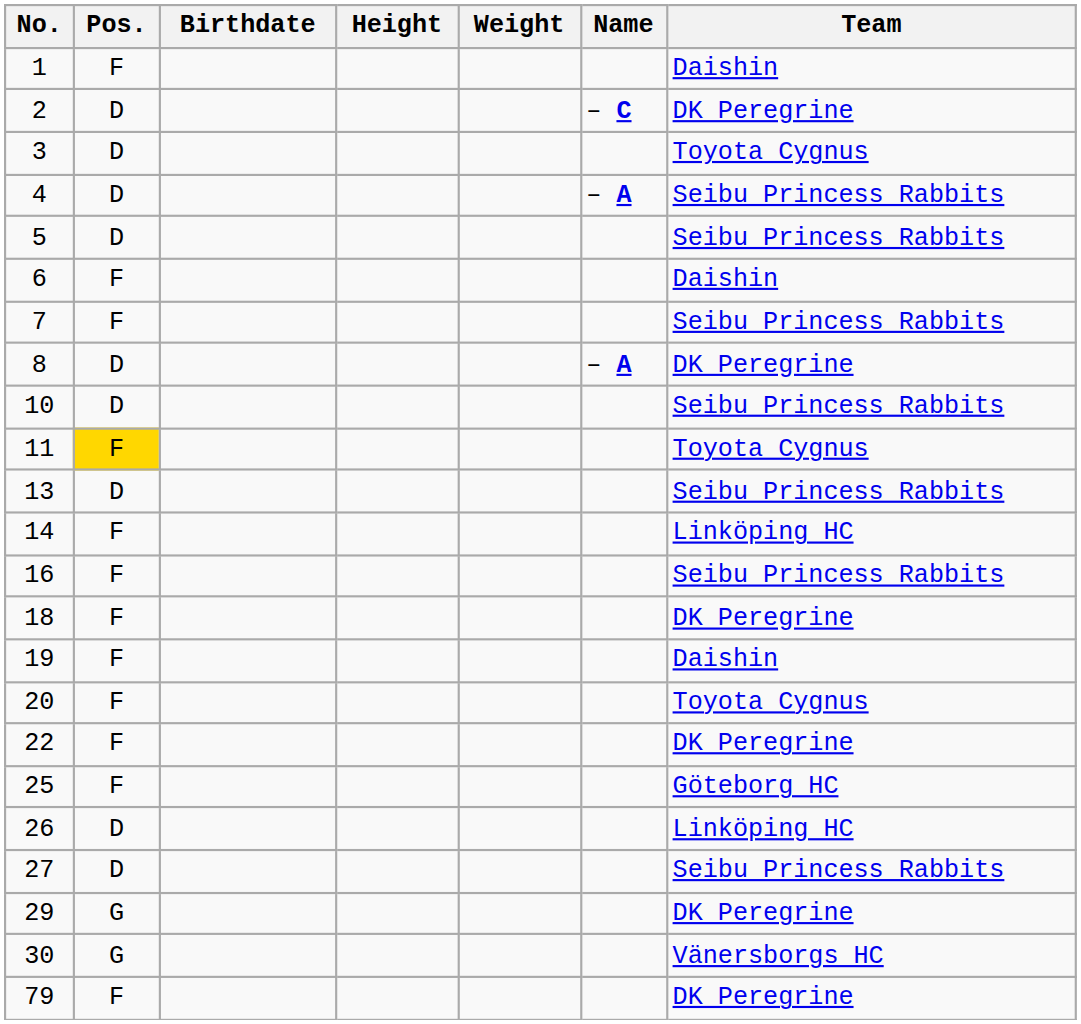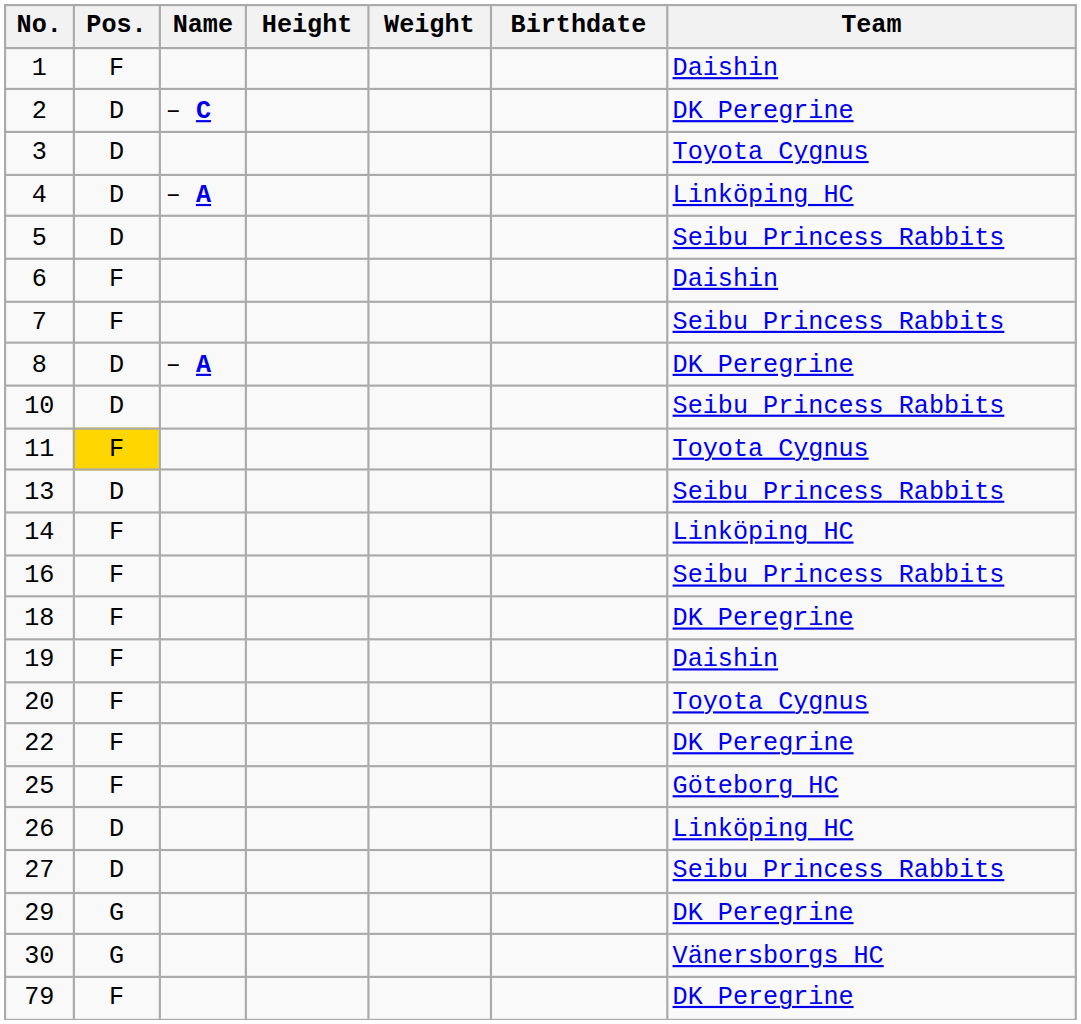columns swapped: (623, 26) <-> (248, 26)
(838, 195) Seibu Princess Rabbits -> (763, 195) Linköping HC
